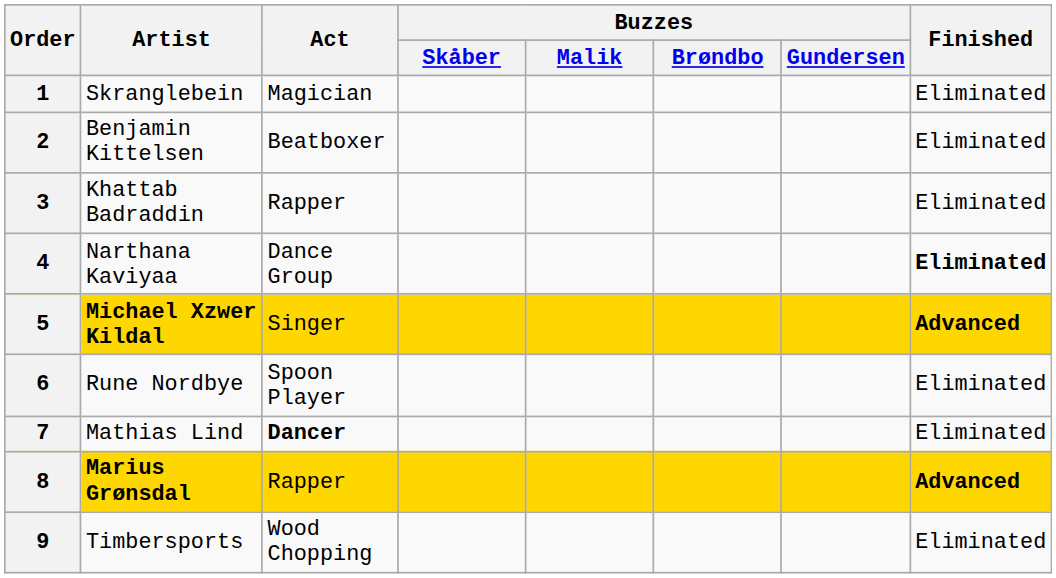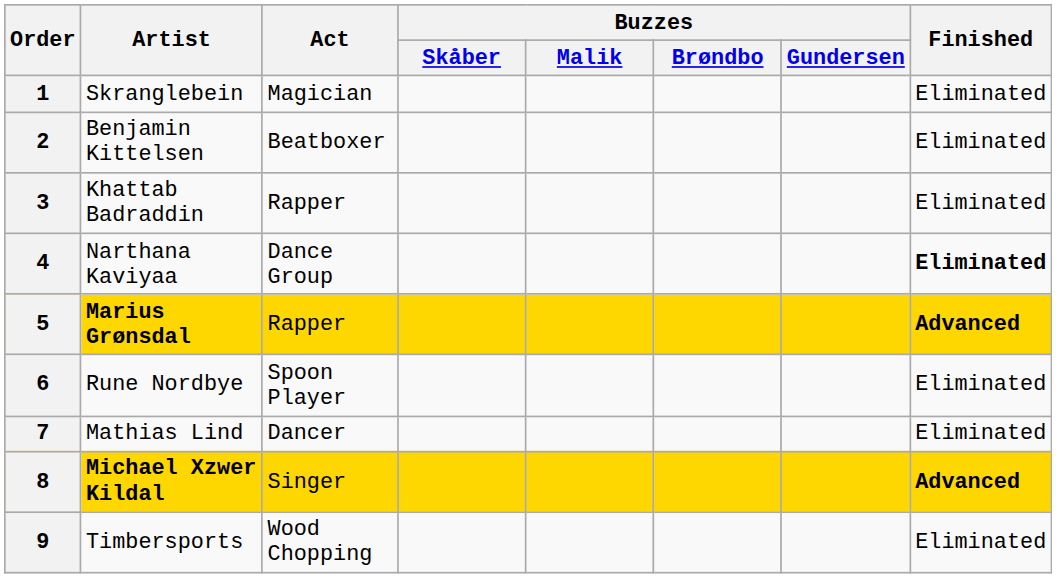(171, 324) Michael Xzwer Kildal -> (138, 324) Marius Grønsdal
(307, 324) Singer -> (307, 324) Rapper
(307, 433) bold -> (307, 433) normal
(138, 482) Marius Grønsdal -> (171, 482) Michael Xzwer Kildal
(307, 482) Rapper -> (307, 482) Singer
